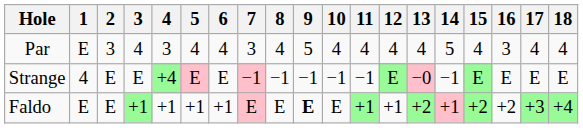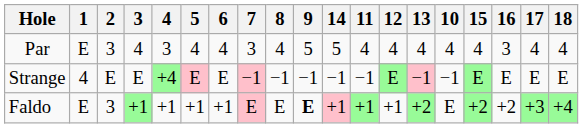columns swapped: (336, 19) <-> (450, 19)
(421, 78) −0 -> (421, 78) −1
(111, 107) E -> (111, 107) 3
